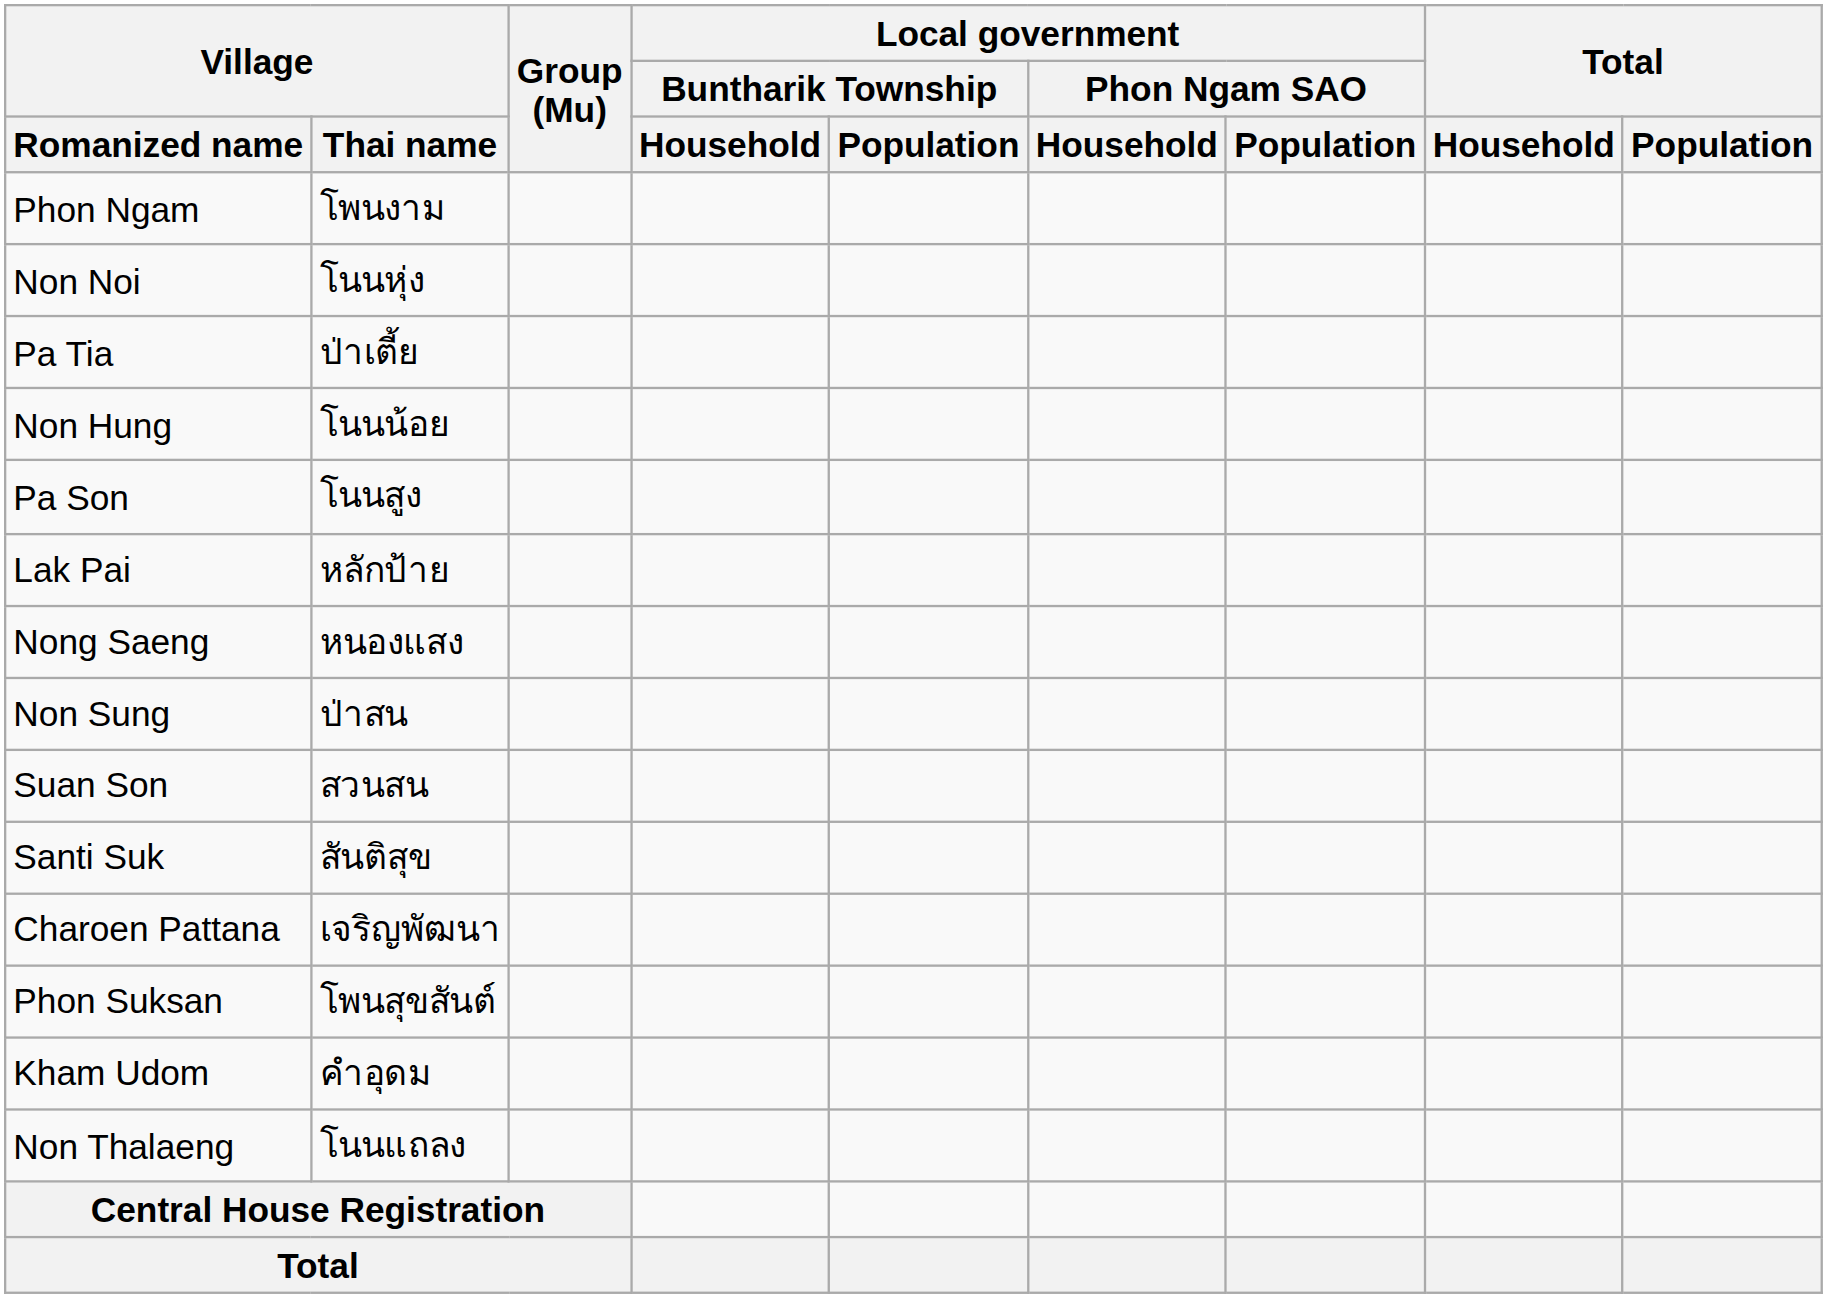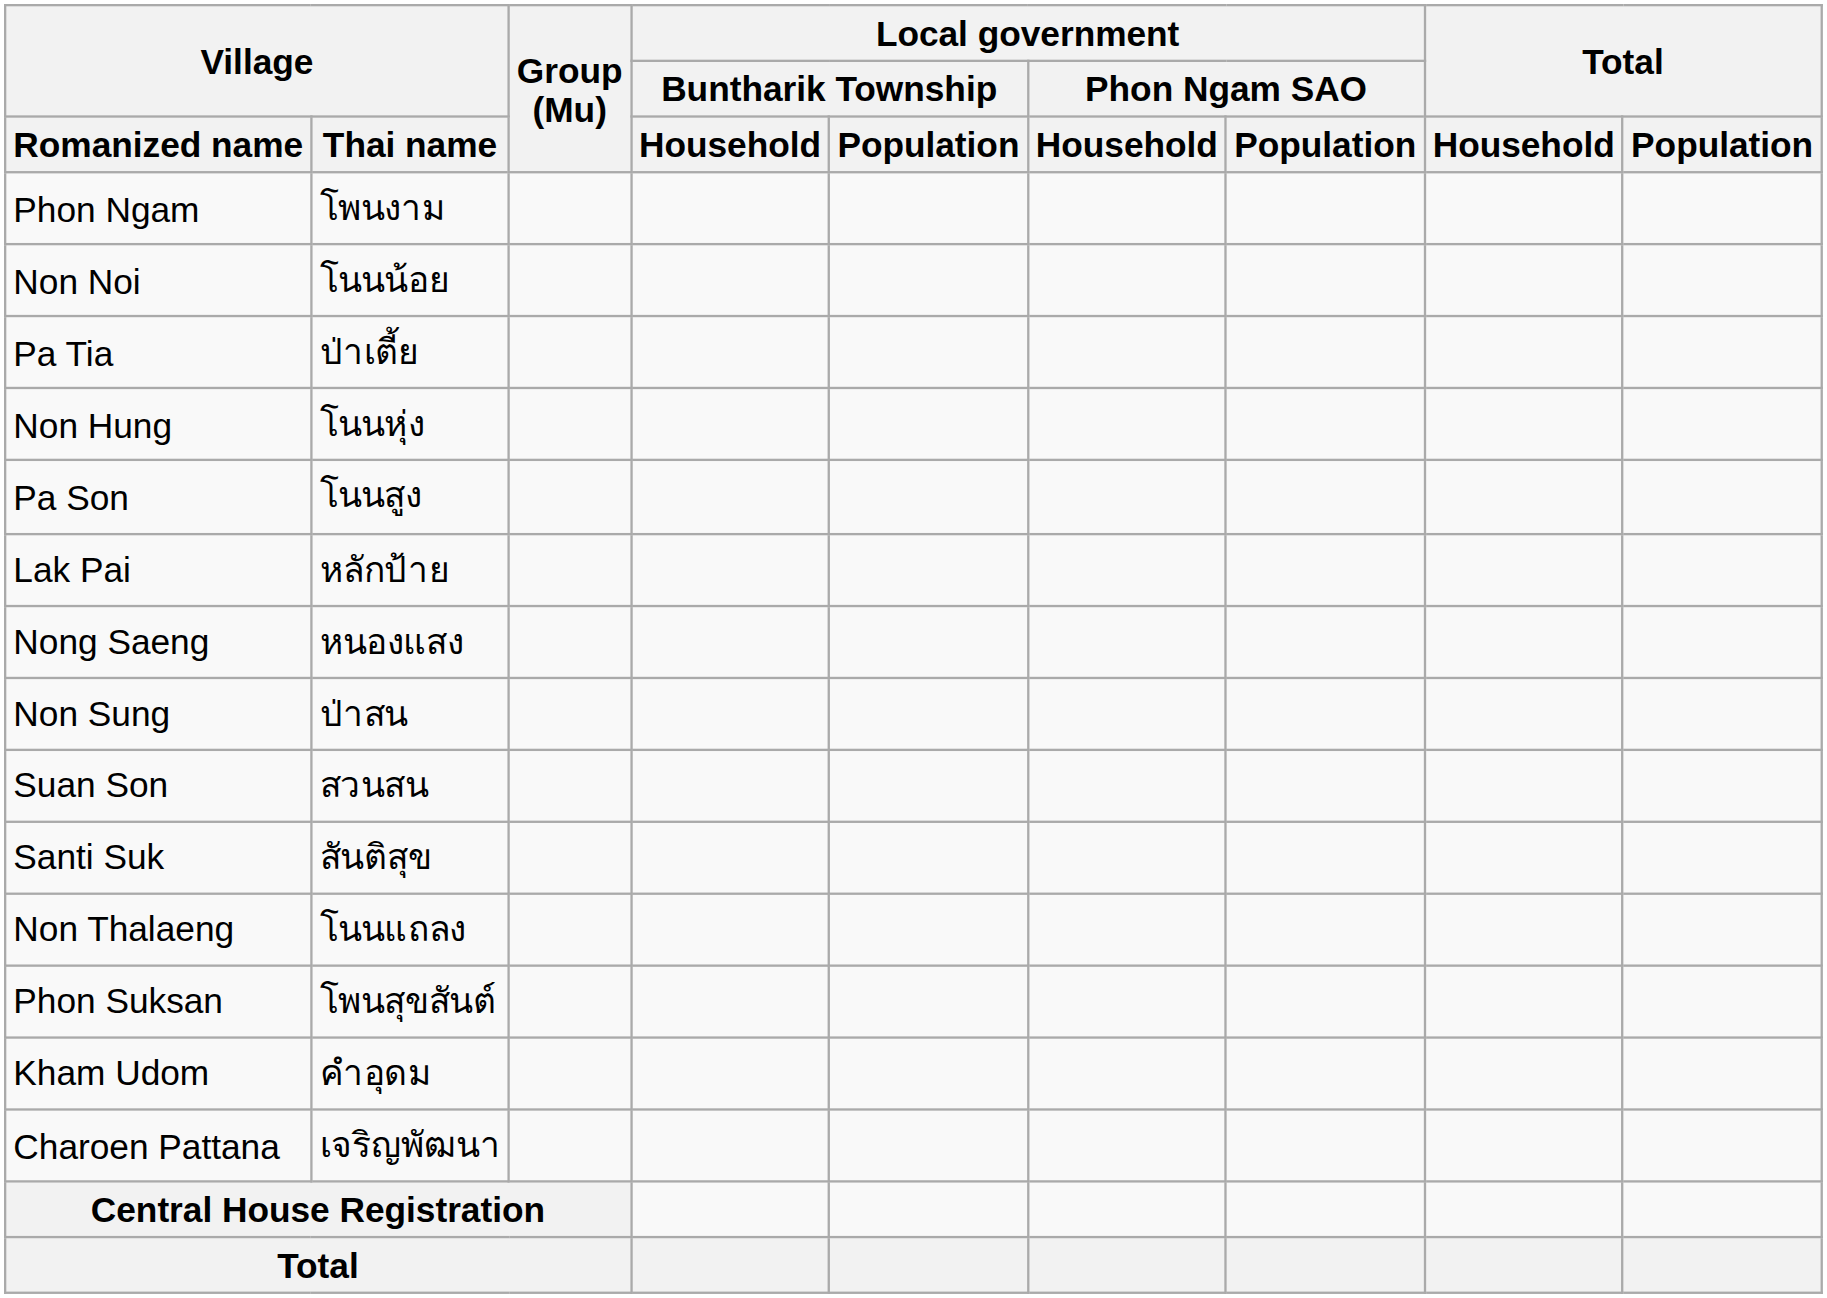(372, 280) โนนหุ่ง -> (384, 280) โนนน้อย
(384, 424) โนนน้อย -> (372, 424) โนนหุ่ง
rows swapped: (147, 930) <-> (124, 1146)
